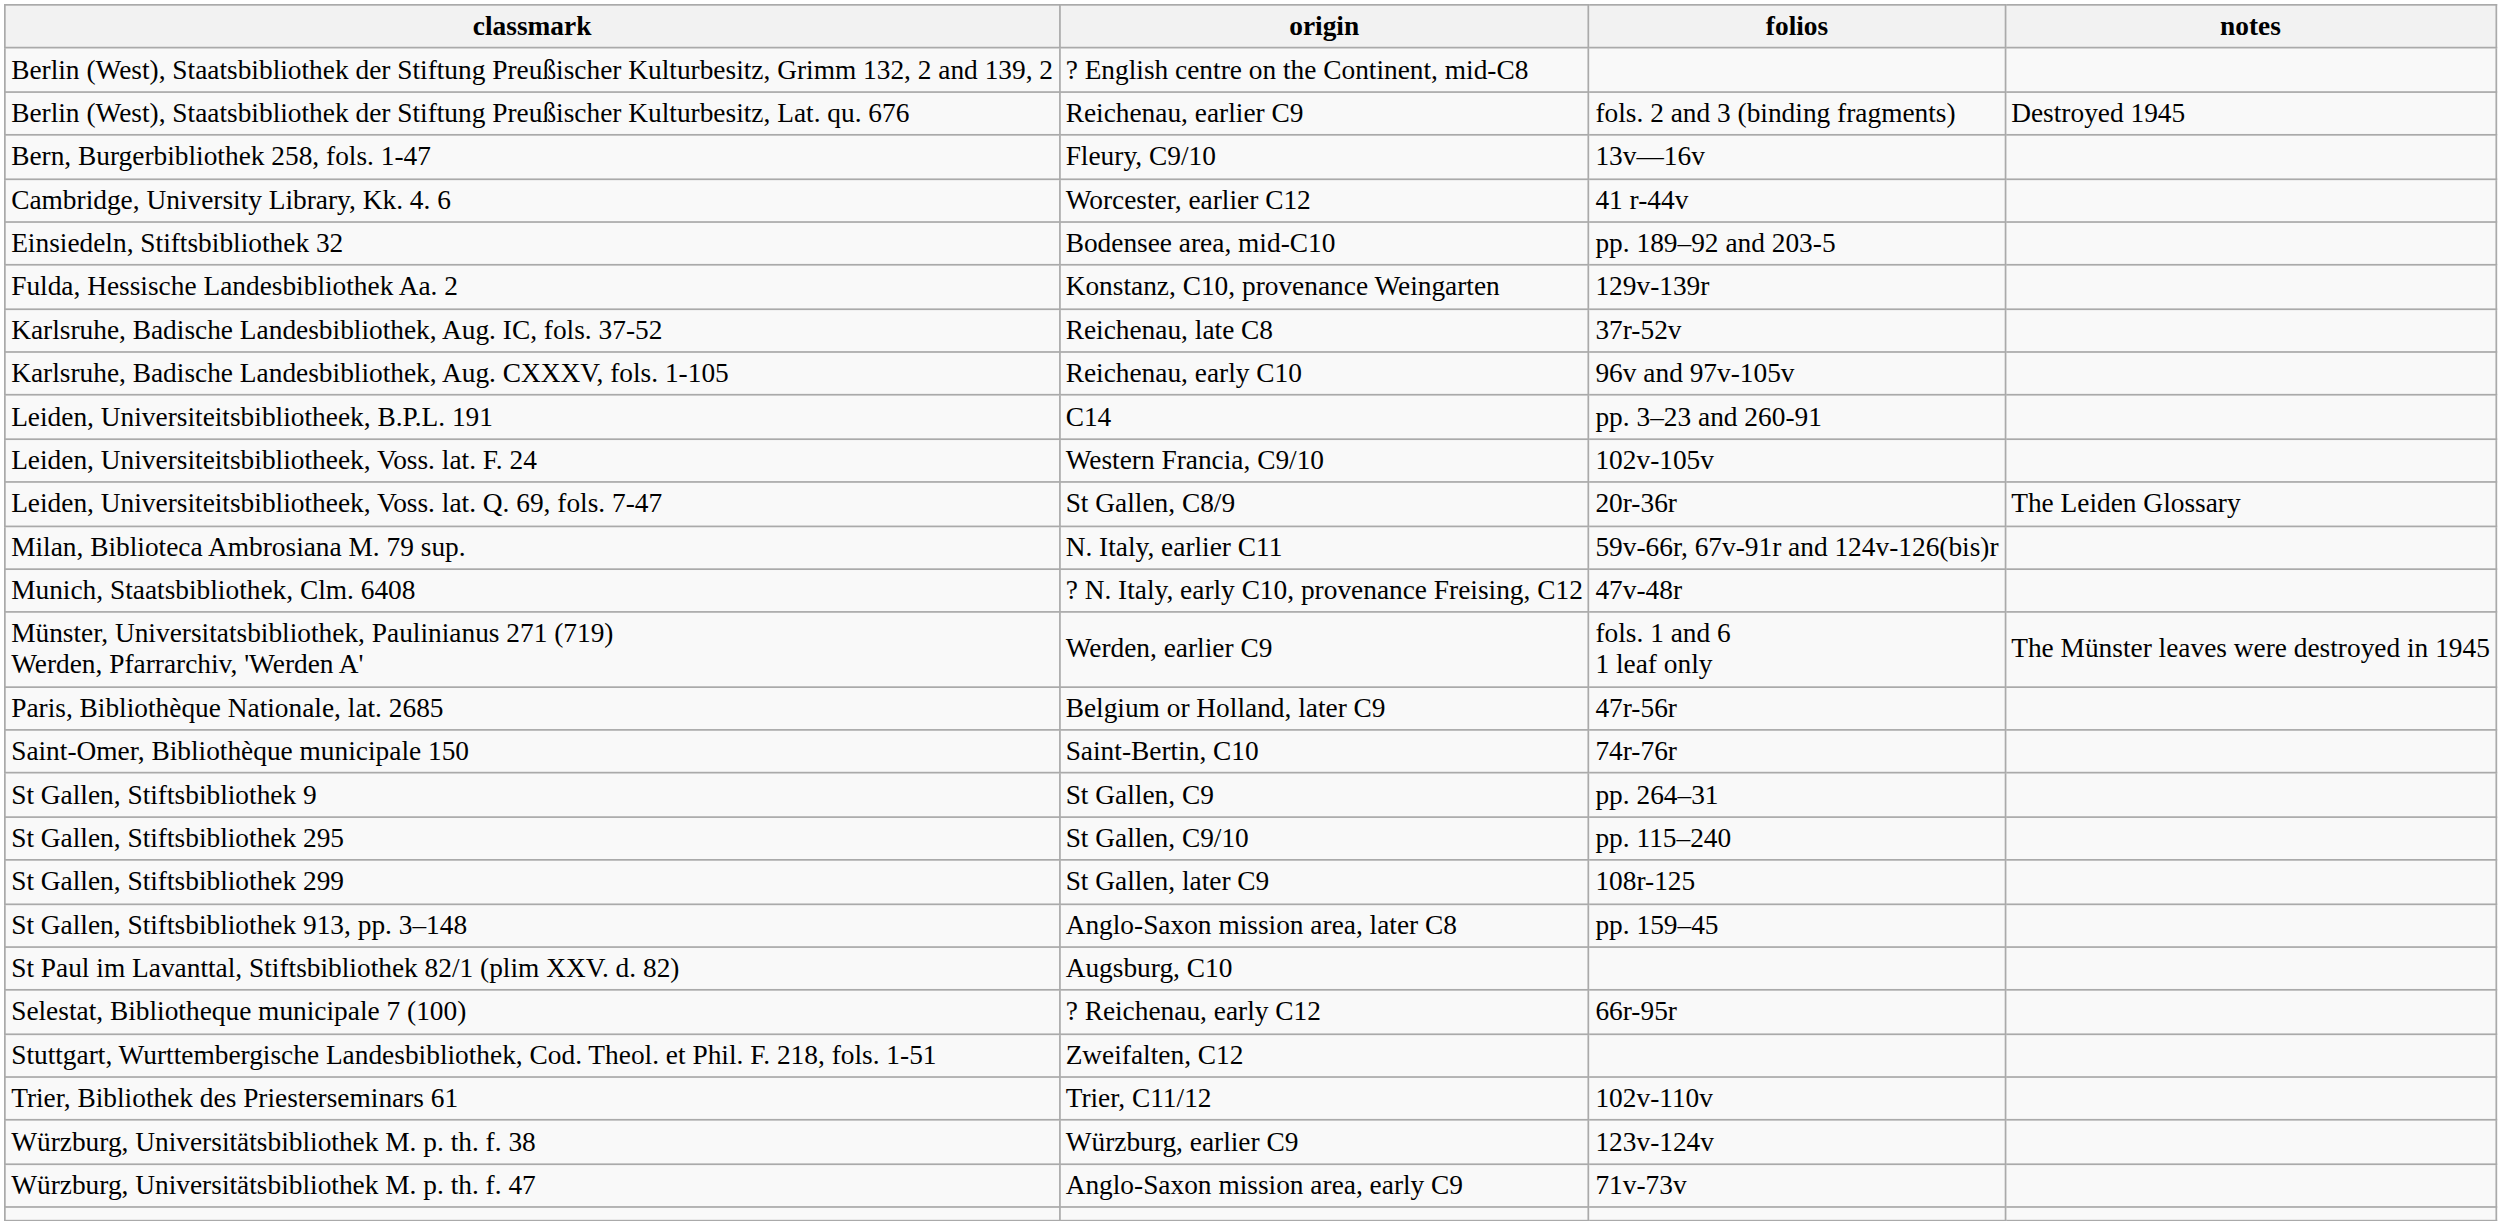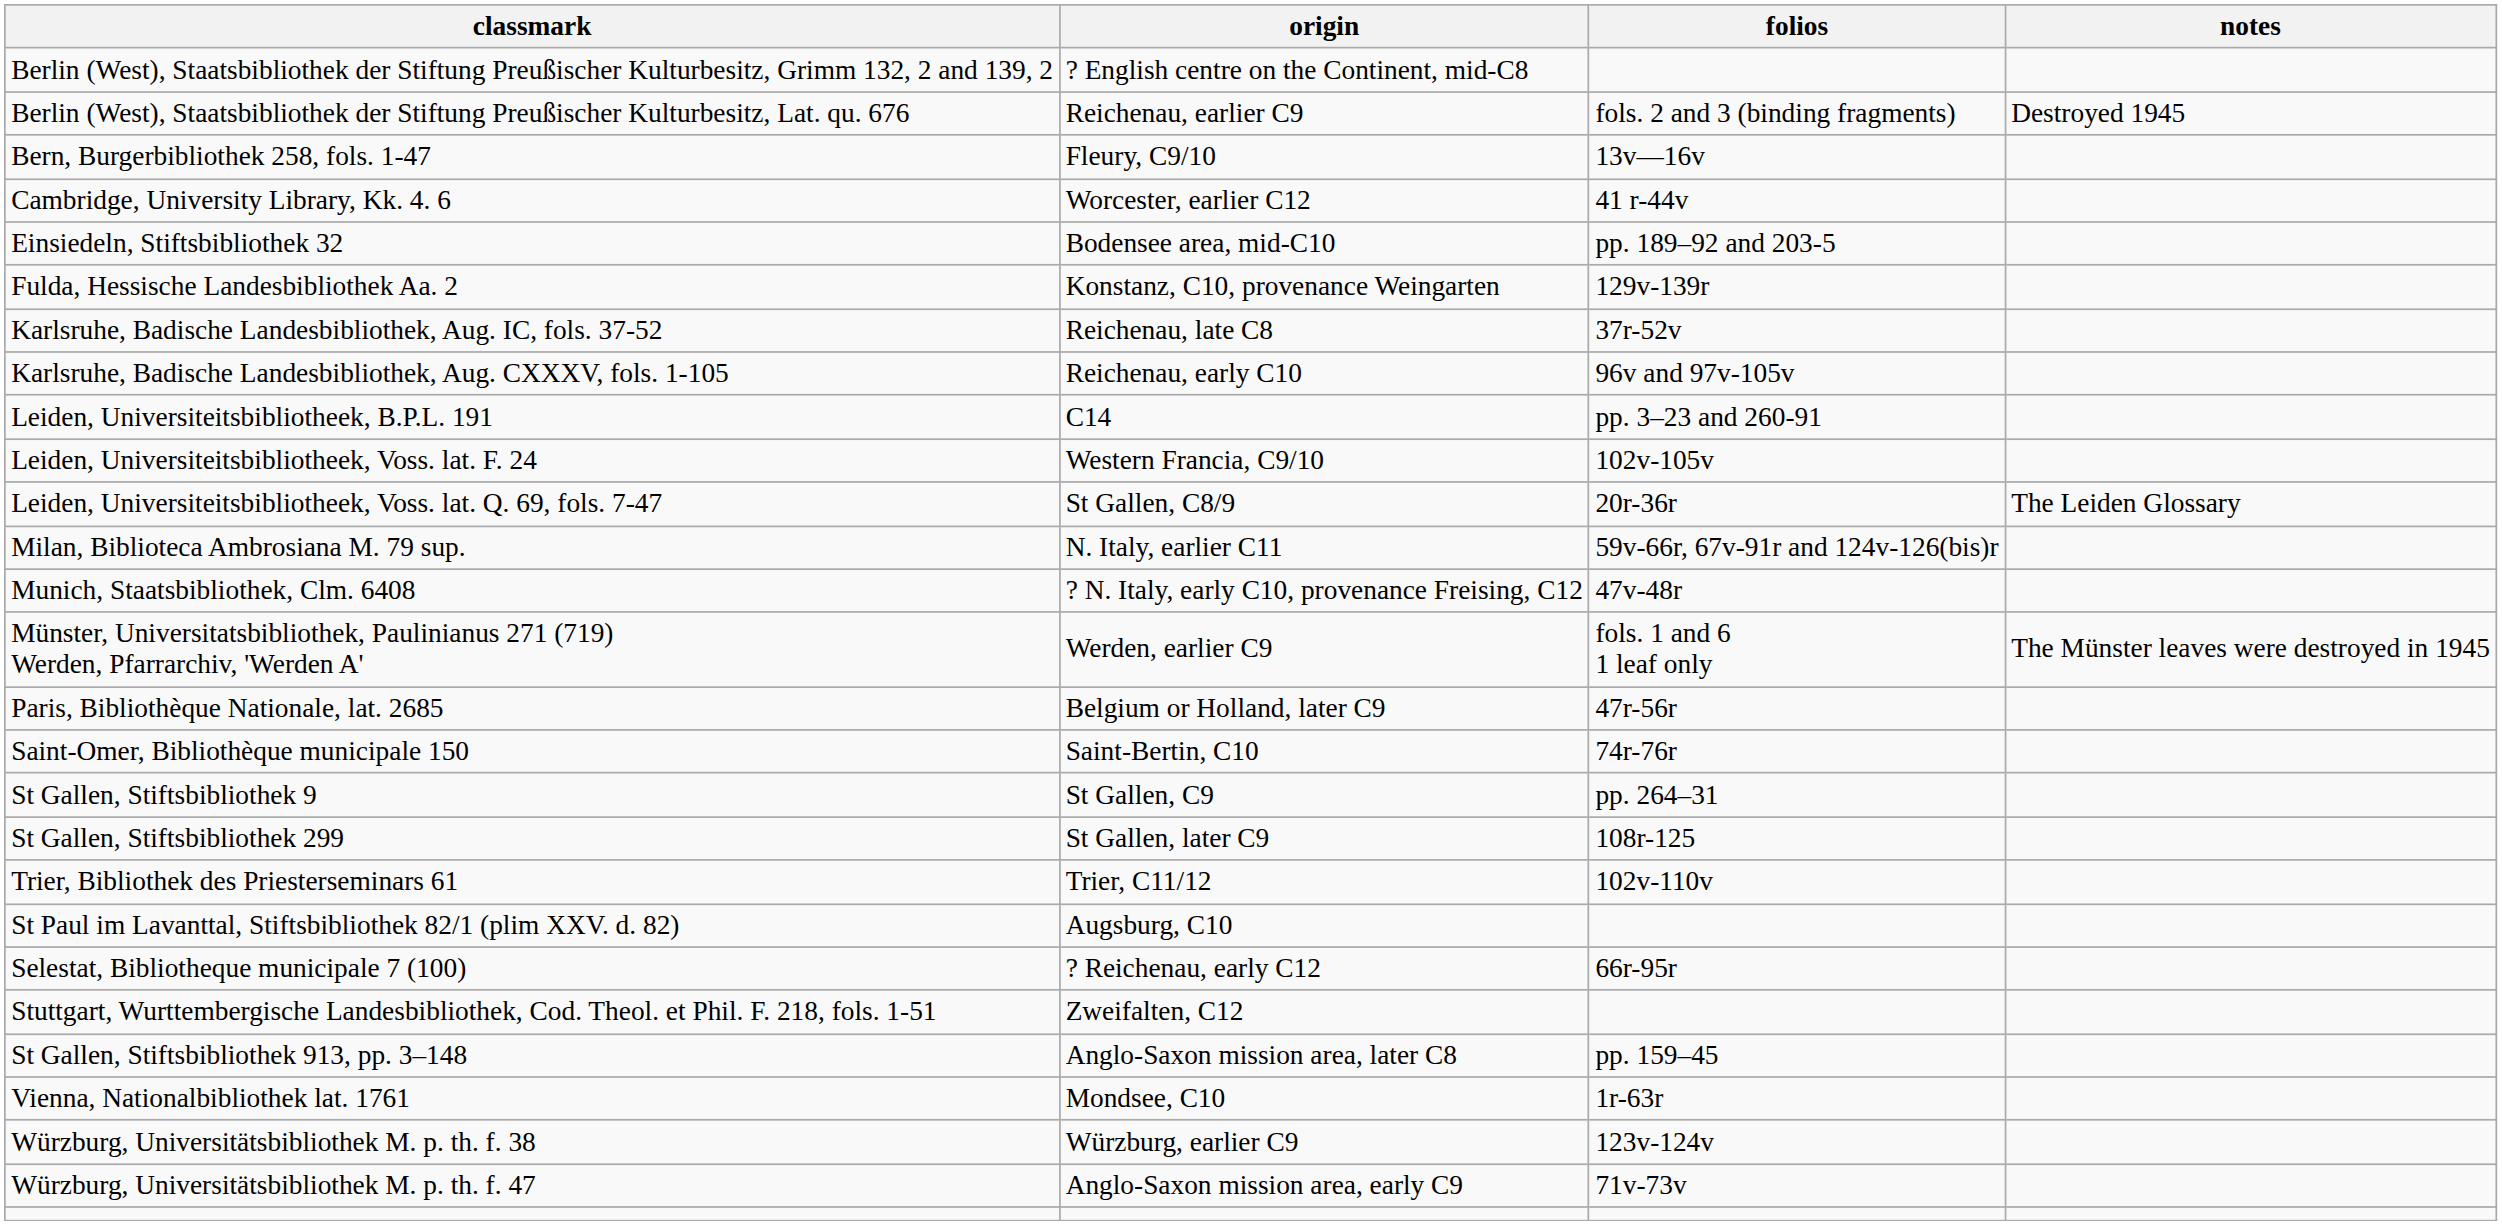- row: (178, 838)
rows swapped: (239, 924) <-> (235, 1098)
+ row: (211, 1098)
